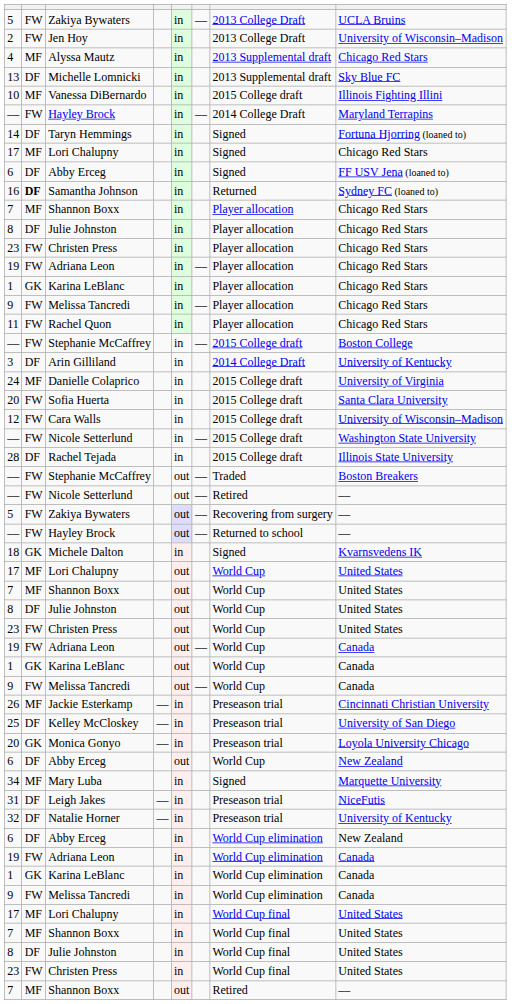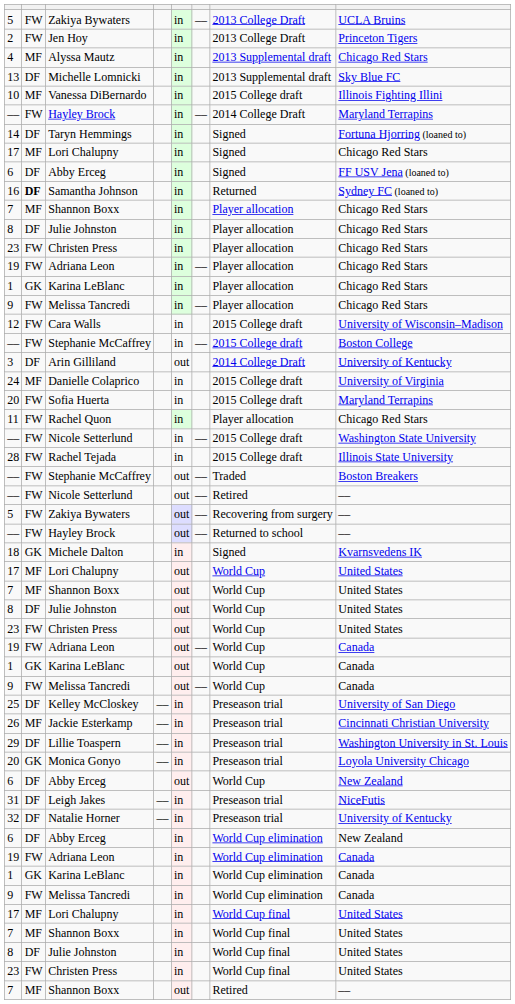(421, 38) University of Wisconsin–Madison -> (378, 38) Princeton Tigers
rows swapped: (13, 324) <-> (13, 419)
(179, 362) in -> (182, 362) out
(393, 400) Santa Clara University -> (386, 400) Maryland Terrapins
(32, 457) DF -> (34, 457) FW
rows swapped: (13, 723) <-> (13, 704)
+ row: (13, 742)
- row: (13, 780)
